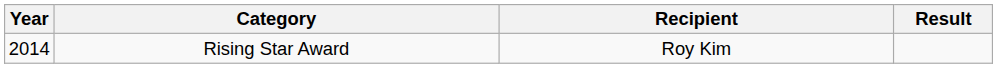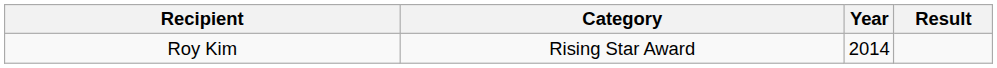columns swapped: (29, 19) <-> (696, 19)
